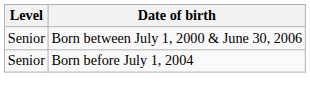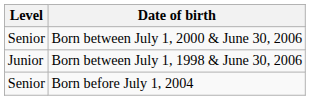+ row: (177, 60)
